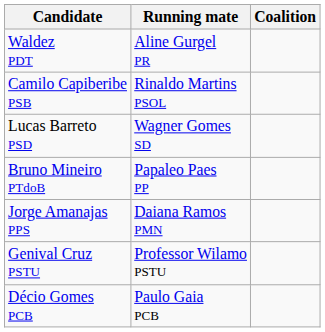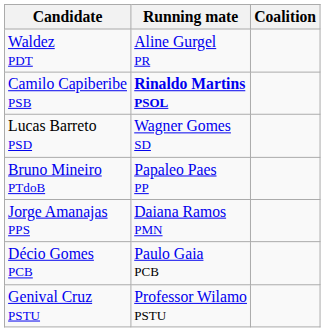(185, 93) normal -> (190, 93) bold
rows swapped: (50, 263) <-> (51, 305)
